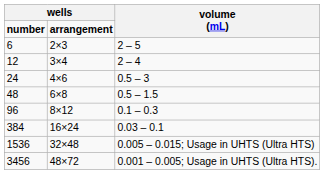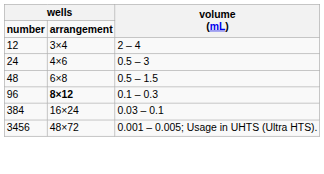- row: (10, 45)
(61, 111) normal -> (61, 95) bold
- row: (18, 144)
